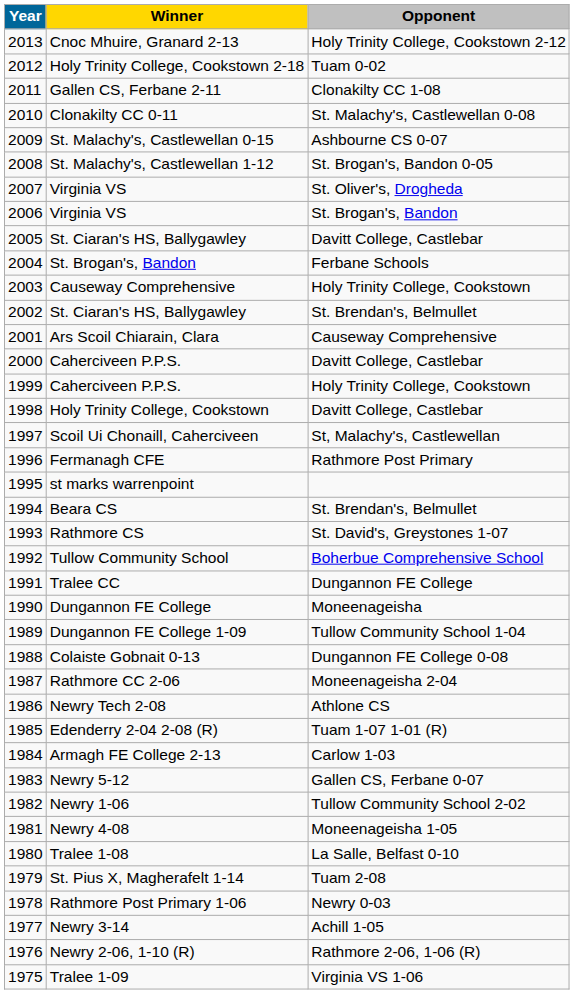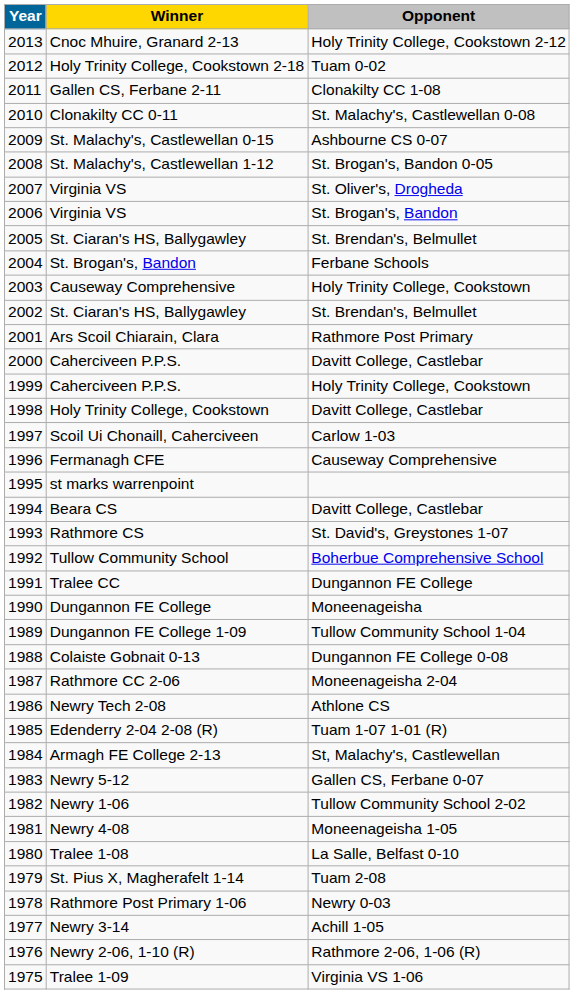(397, 238) Davitt College, Castlebar -> (394, 238) St. Brendan's, Belmullet
(404, 336) Causeway Comprehensive -> (392, 336) Rathmore Post Primary
(406, 435) St, Malachy's, Castlewellan -> (353, 435) Carlow 1-03
(392, 459) Rathmore Post Primary -> (404, 459) Causeway Comprehensive
(394, 509) St. Brendan's, Belmullet -> (397, 509) Davitt College, Castlebar
(353, 755) Carlow 1-03 -> (406, 755) St, Malachy's, Castlewellan
